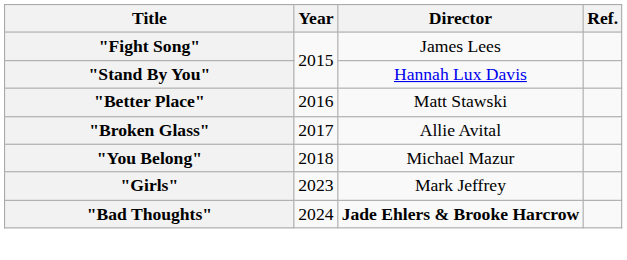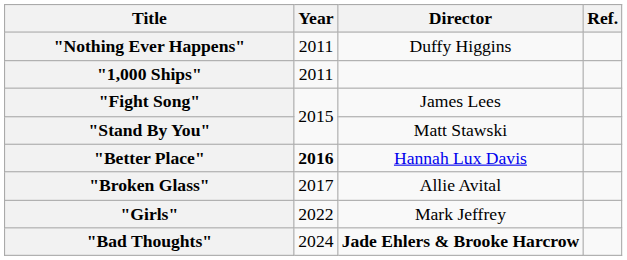+ row: (149, 46)
+ row: (149, 74)
(460, 74) Hannah Lux Davis -> (460, 130) Matt Stawski
(316, 102) normal -> (316, 158) bold
(460, 102) Matt Stawski -> (460, 158) Hannah Lux Davis
- row: (149, 158)
(316, 185) 2023 -> (316, 213) 2022
